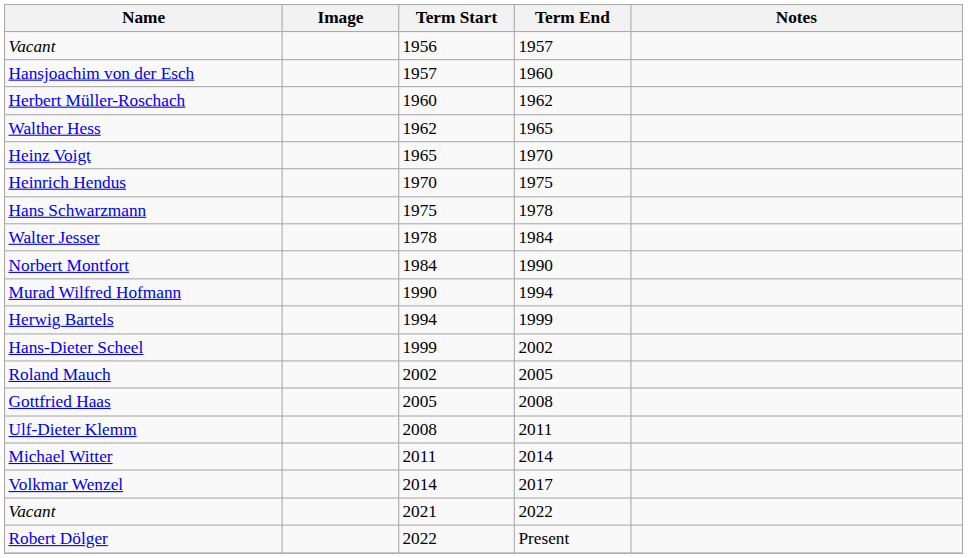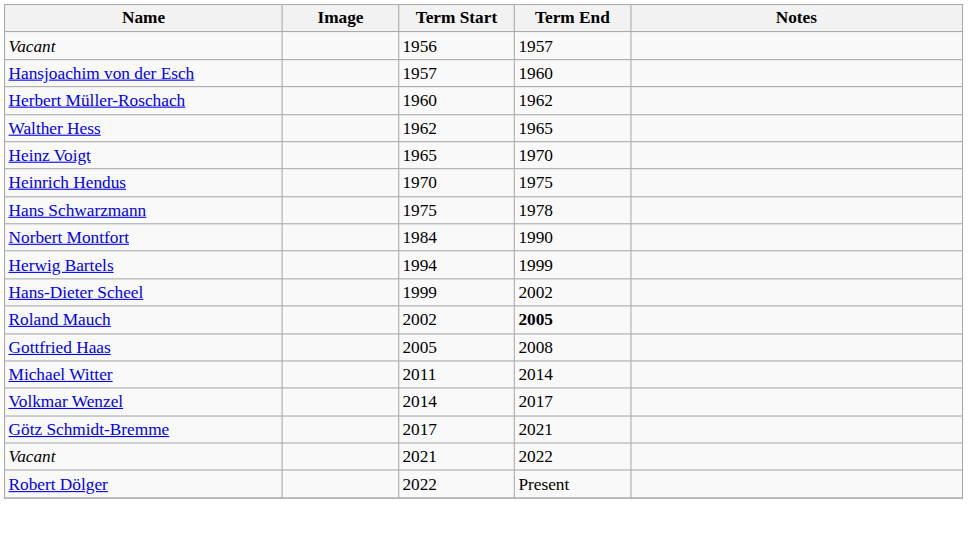- row: (54, 237)
- row: (95, 292)
(536, 374) normal -> (536, 319) bold
- row: (73, 429)
+ row: (89, 429)
